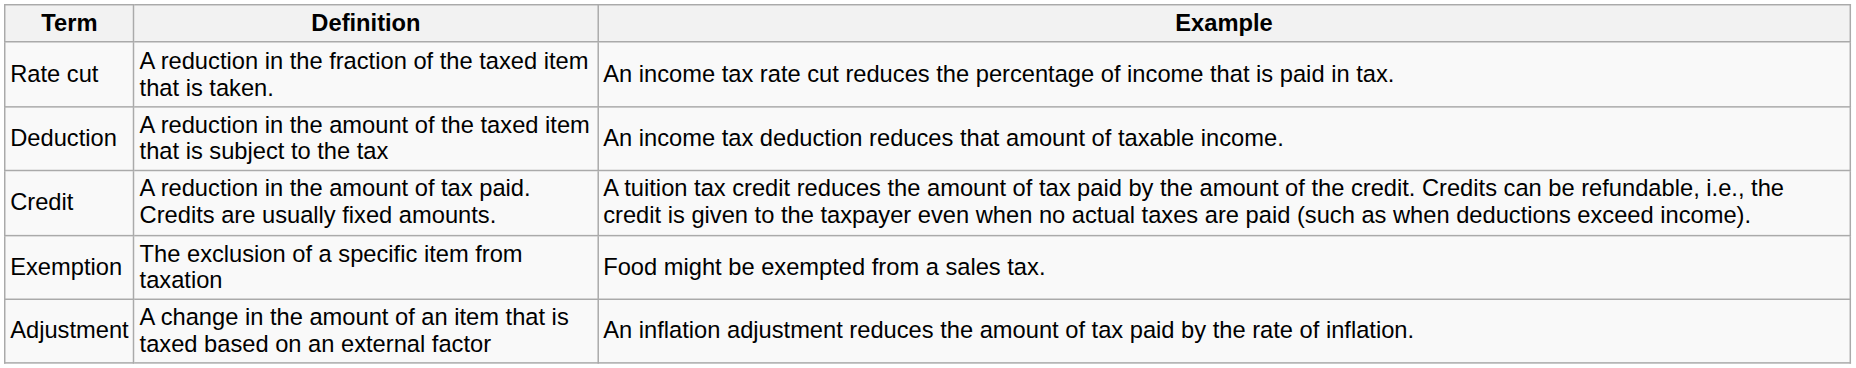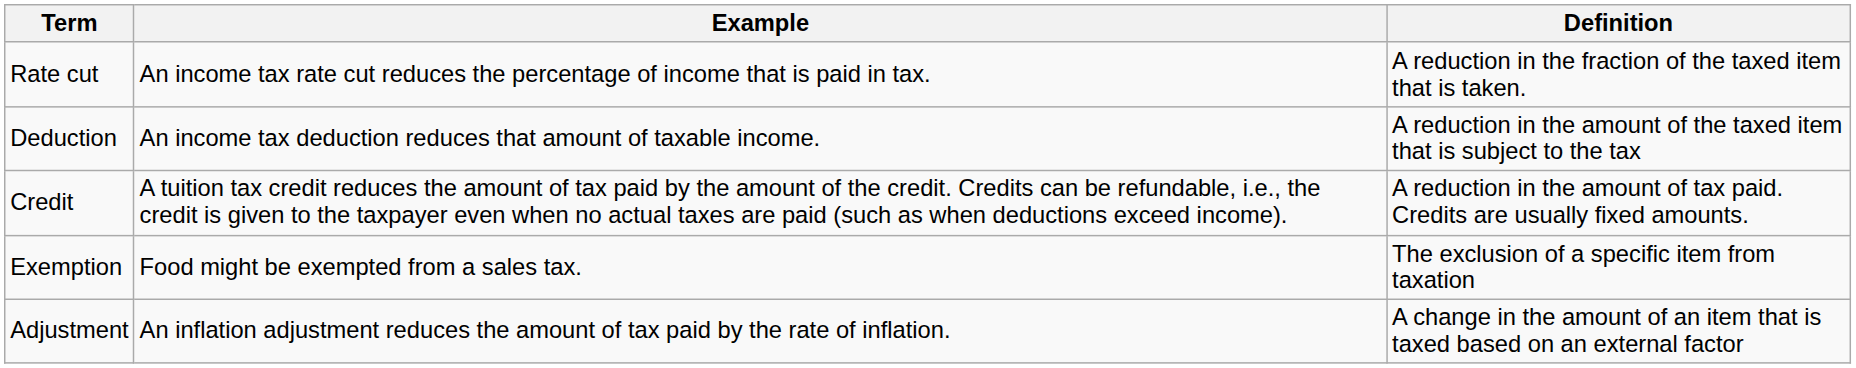columns swapped: (366, 23) <-> (1224, 23)
